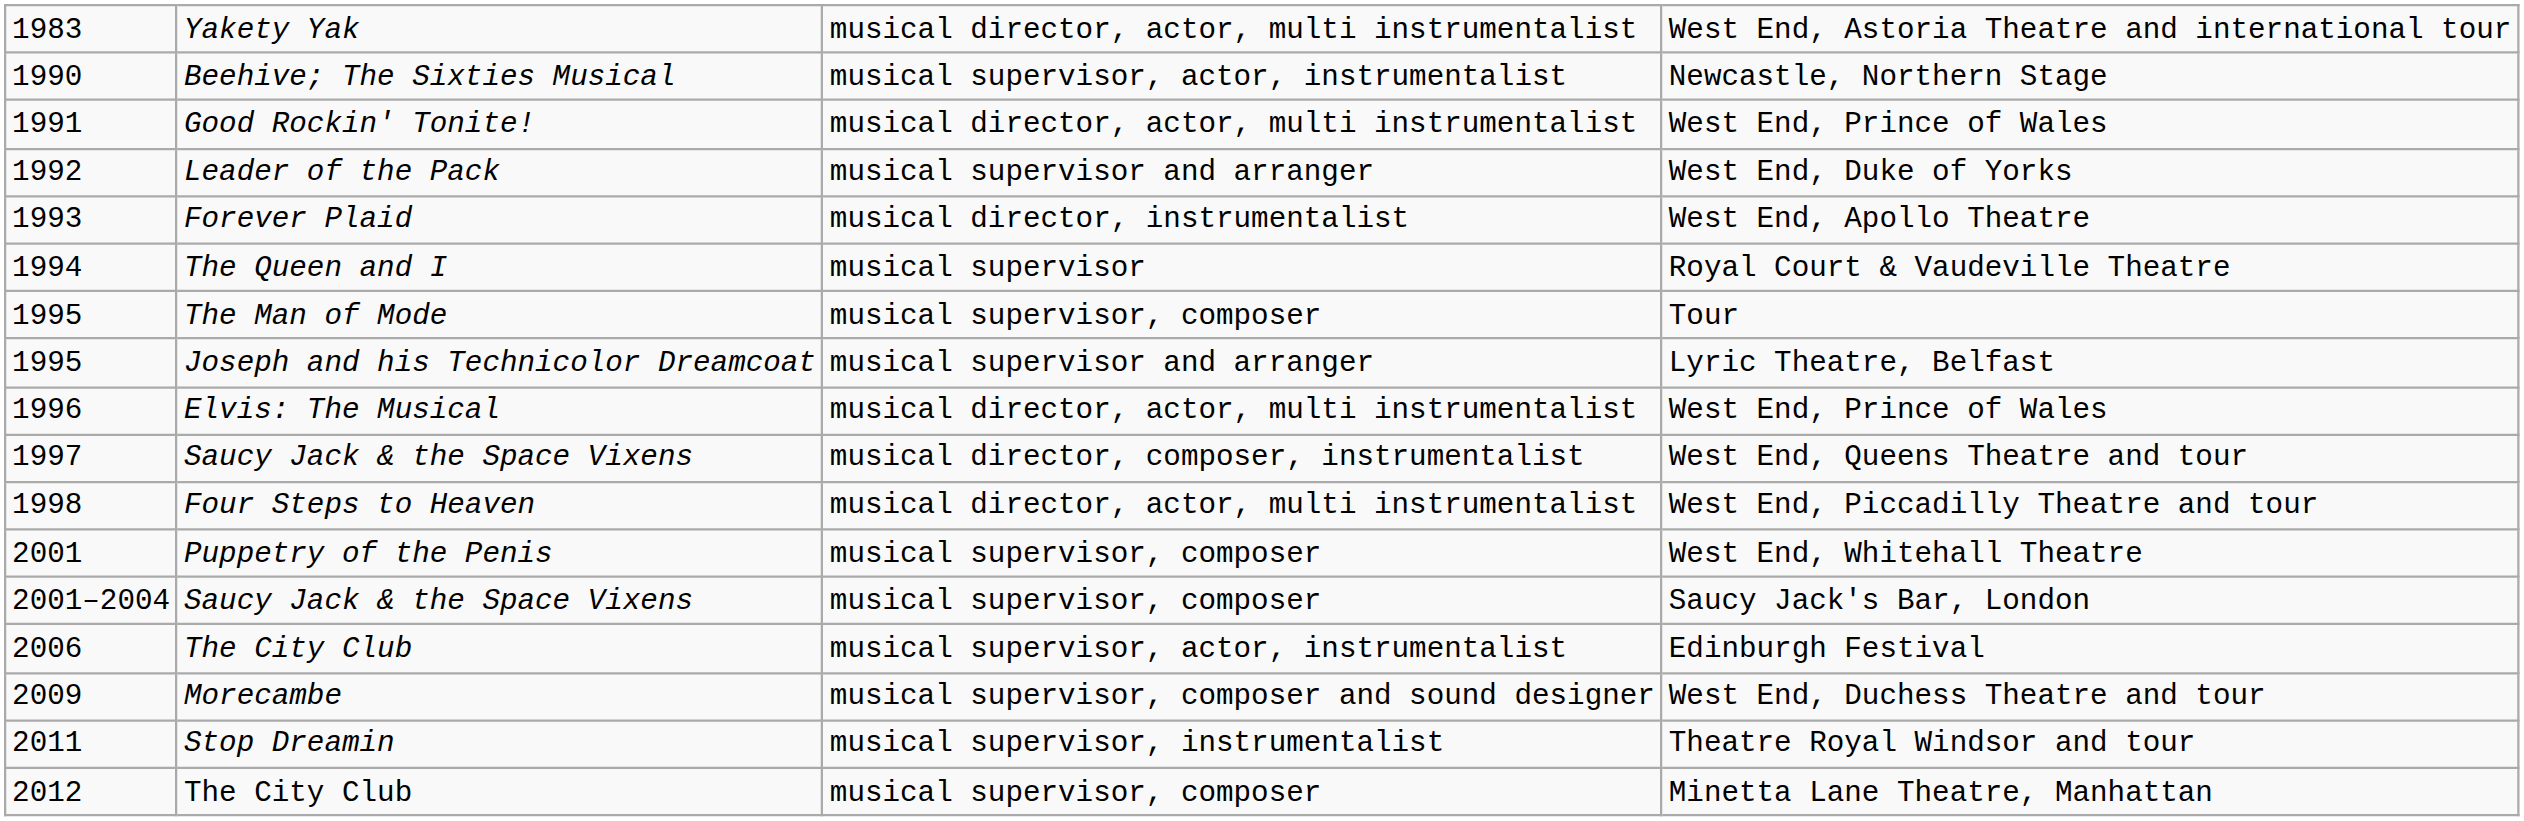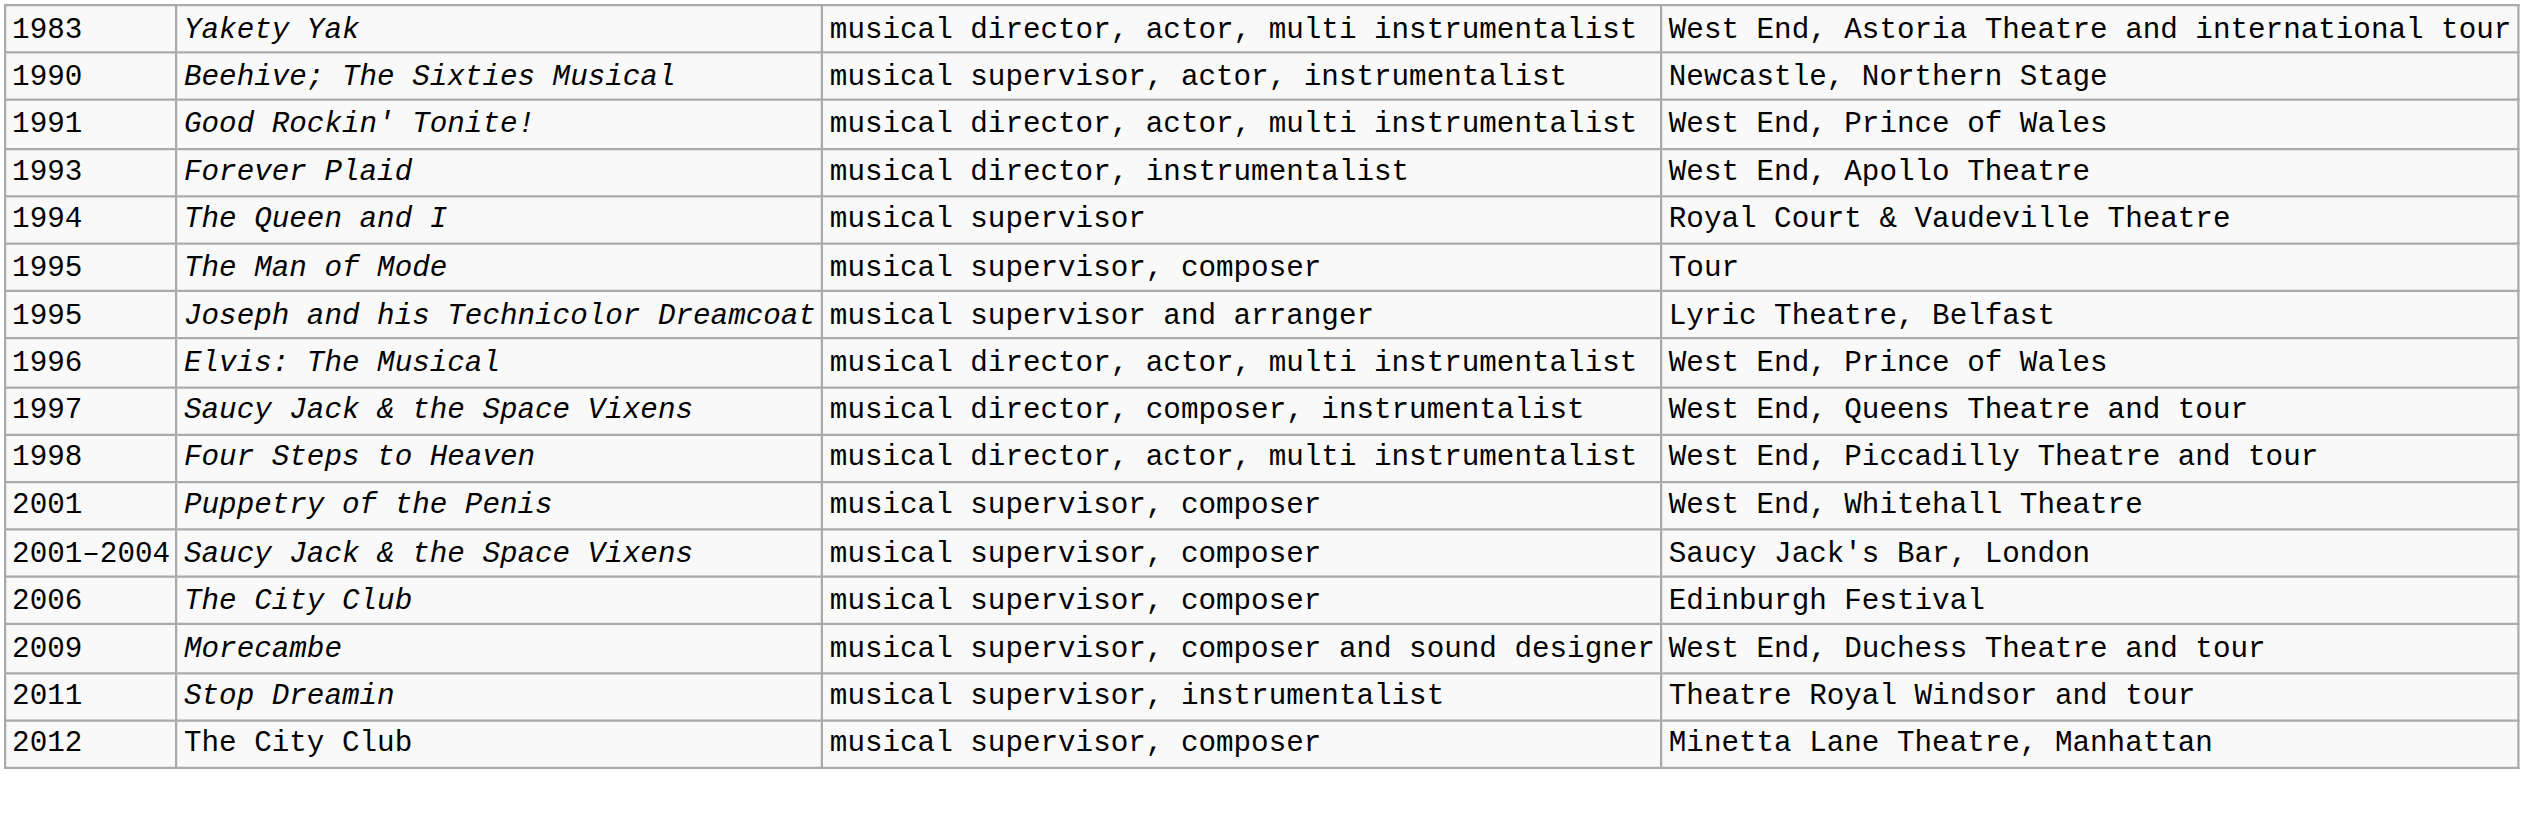- row: (47, 172)
(1198, 649) musical supervisor, actor, instrumentalist -> (1076, 601) musical supervisor, composer
